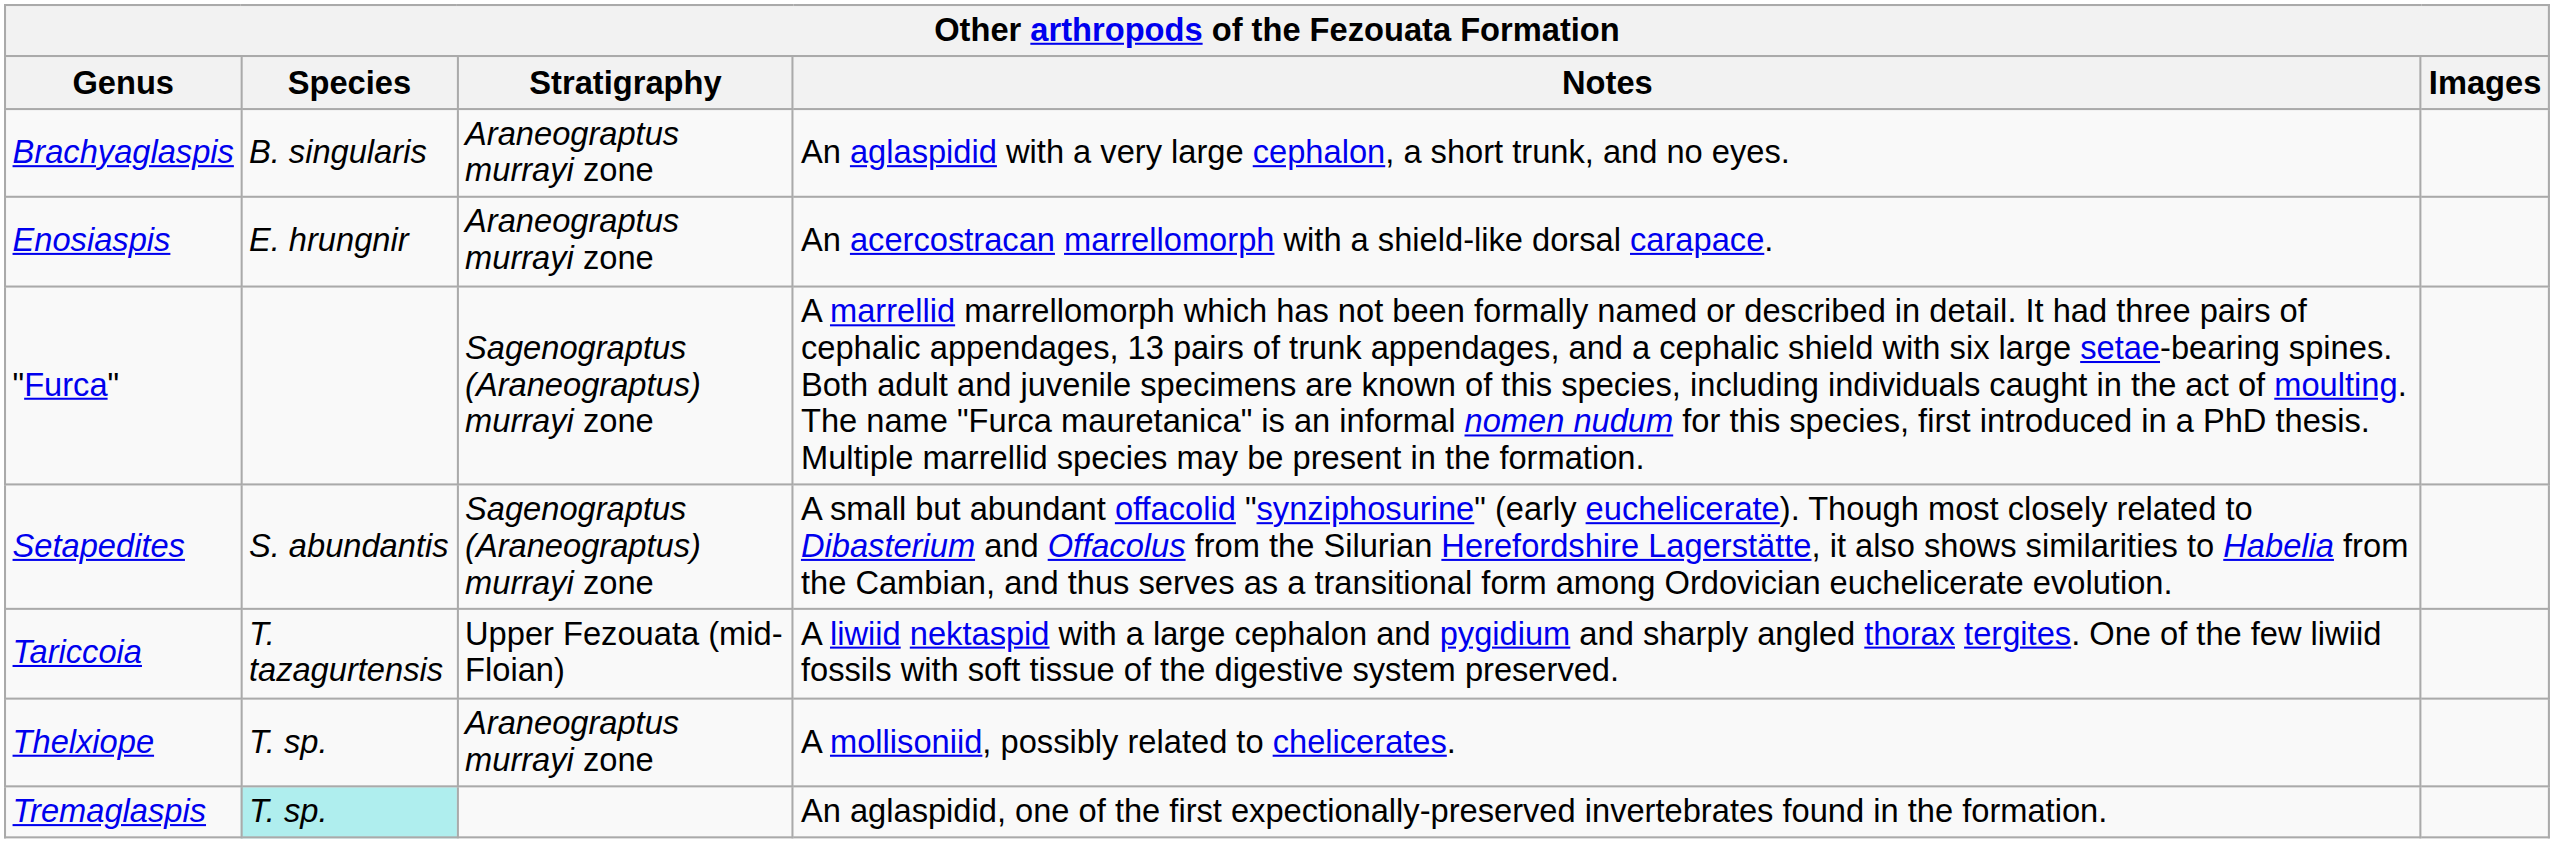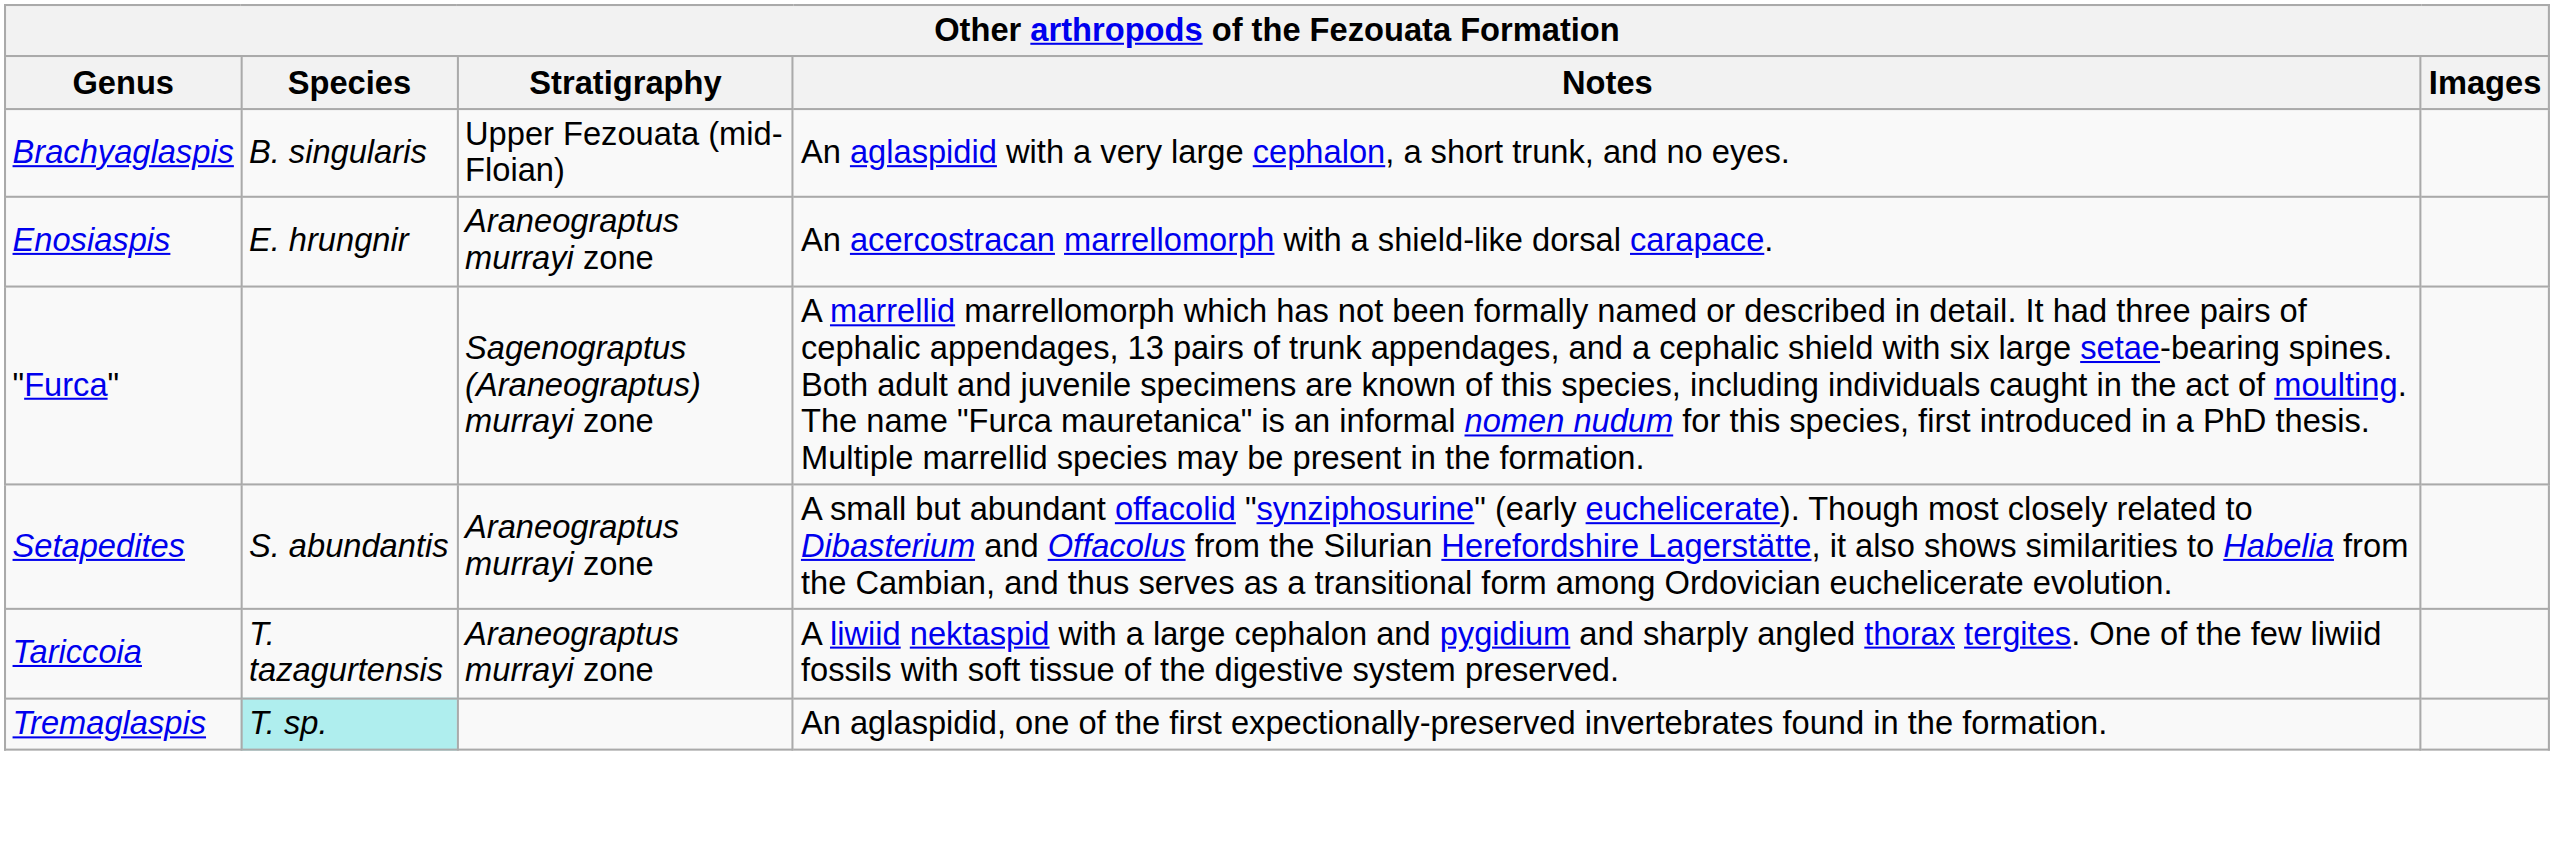(572, 152) Araneograptus murrayi zone -> (624, 152) Upper Fezouata (mid-Floian)
(583, 546) Sagenograptus (Araneograptus) murrayi zone -> (572, 546) Araneograptus murrayi zone
(624, 653) Upper Fezouata (mid-Floian) -> (572, 653) Araneograptus murrayi zone
- row: (83, 741)
